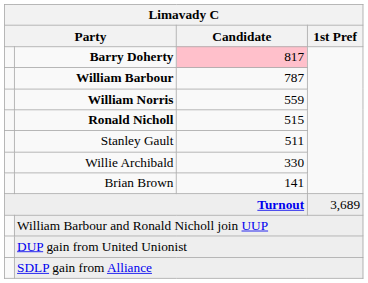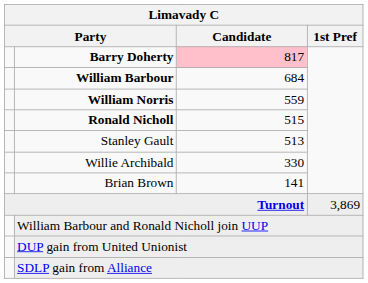(294, 78) 787 -> (294, 78) 684
(294, 141) 511 -> (294, 141) 513
(345, 204) 3,689 -> (345, 204) 3,869
